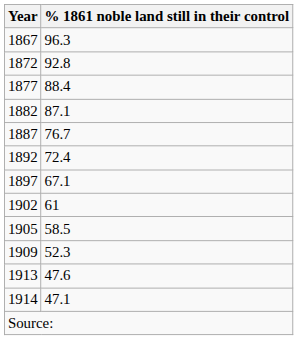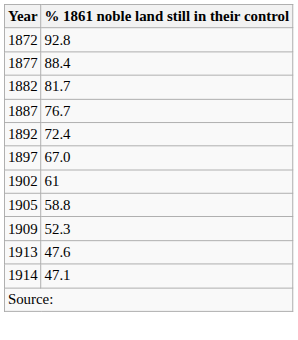- row: (23, 39)
(58, 110) 87.1 -> (58, 87) 81.7
(58, 181) 67.1 -> (58, 157) 67.0
(58, 228) 58.5 -> (58, 205) 58.8
